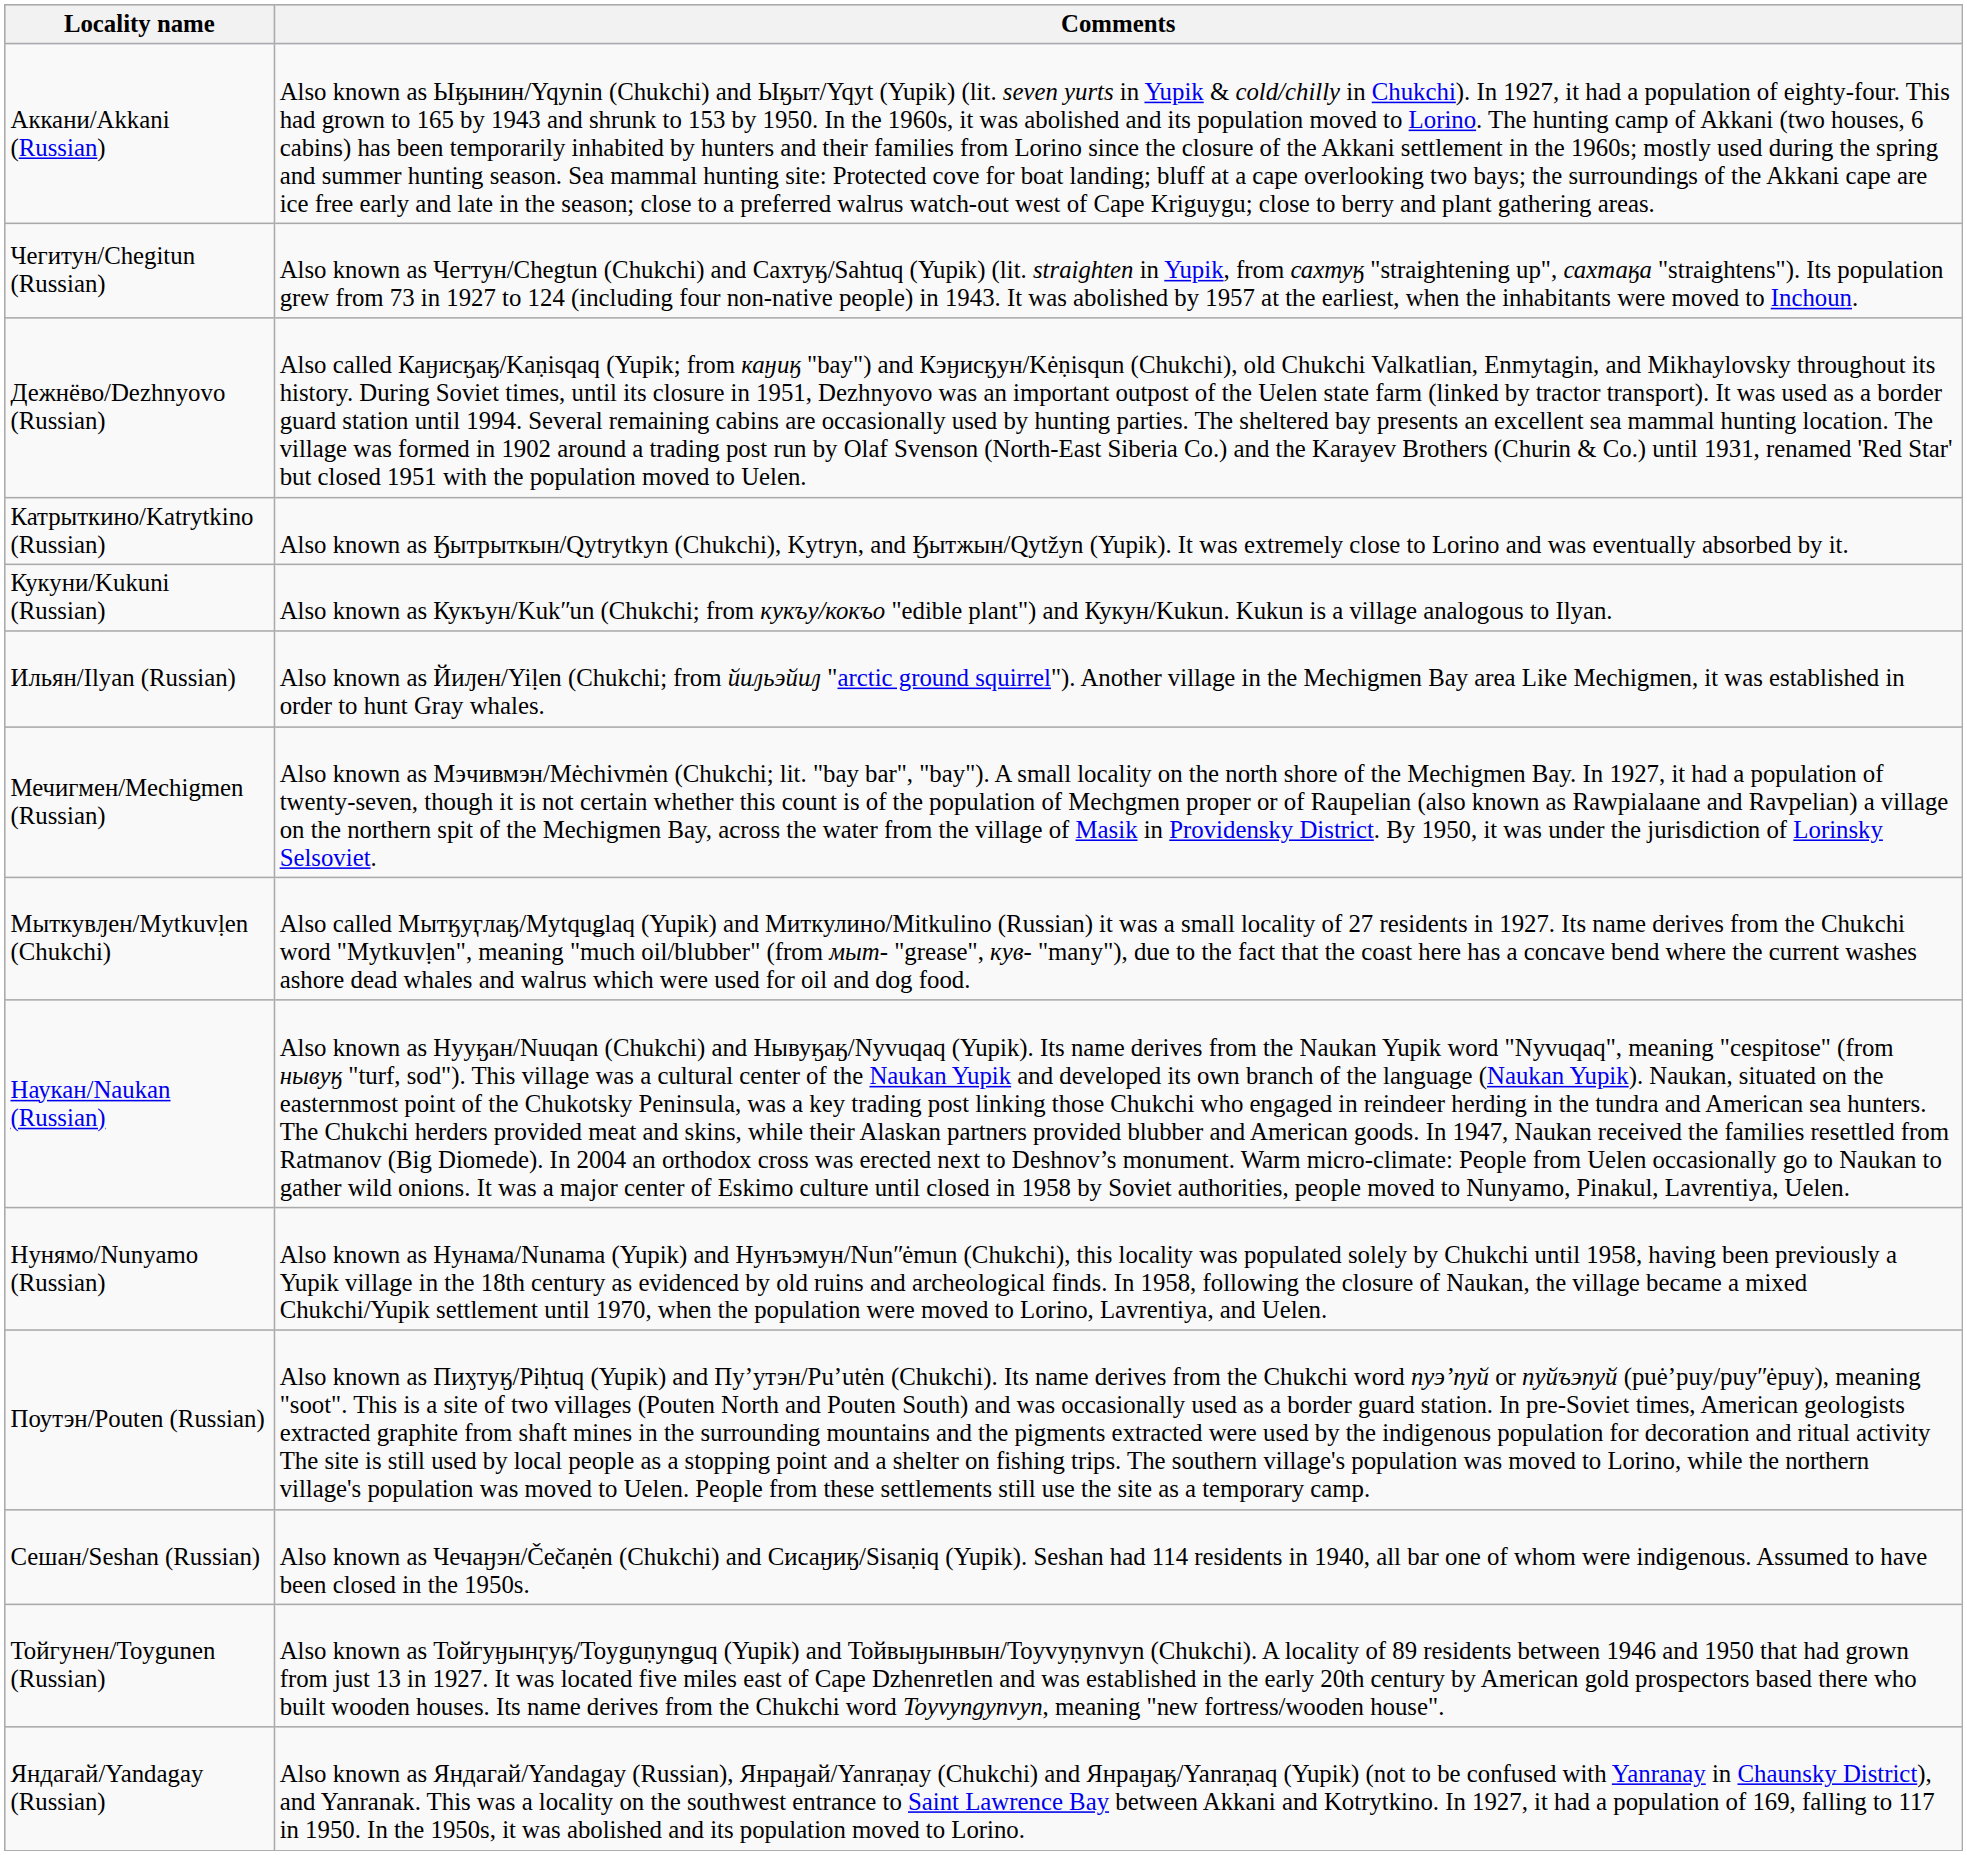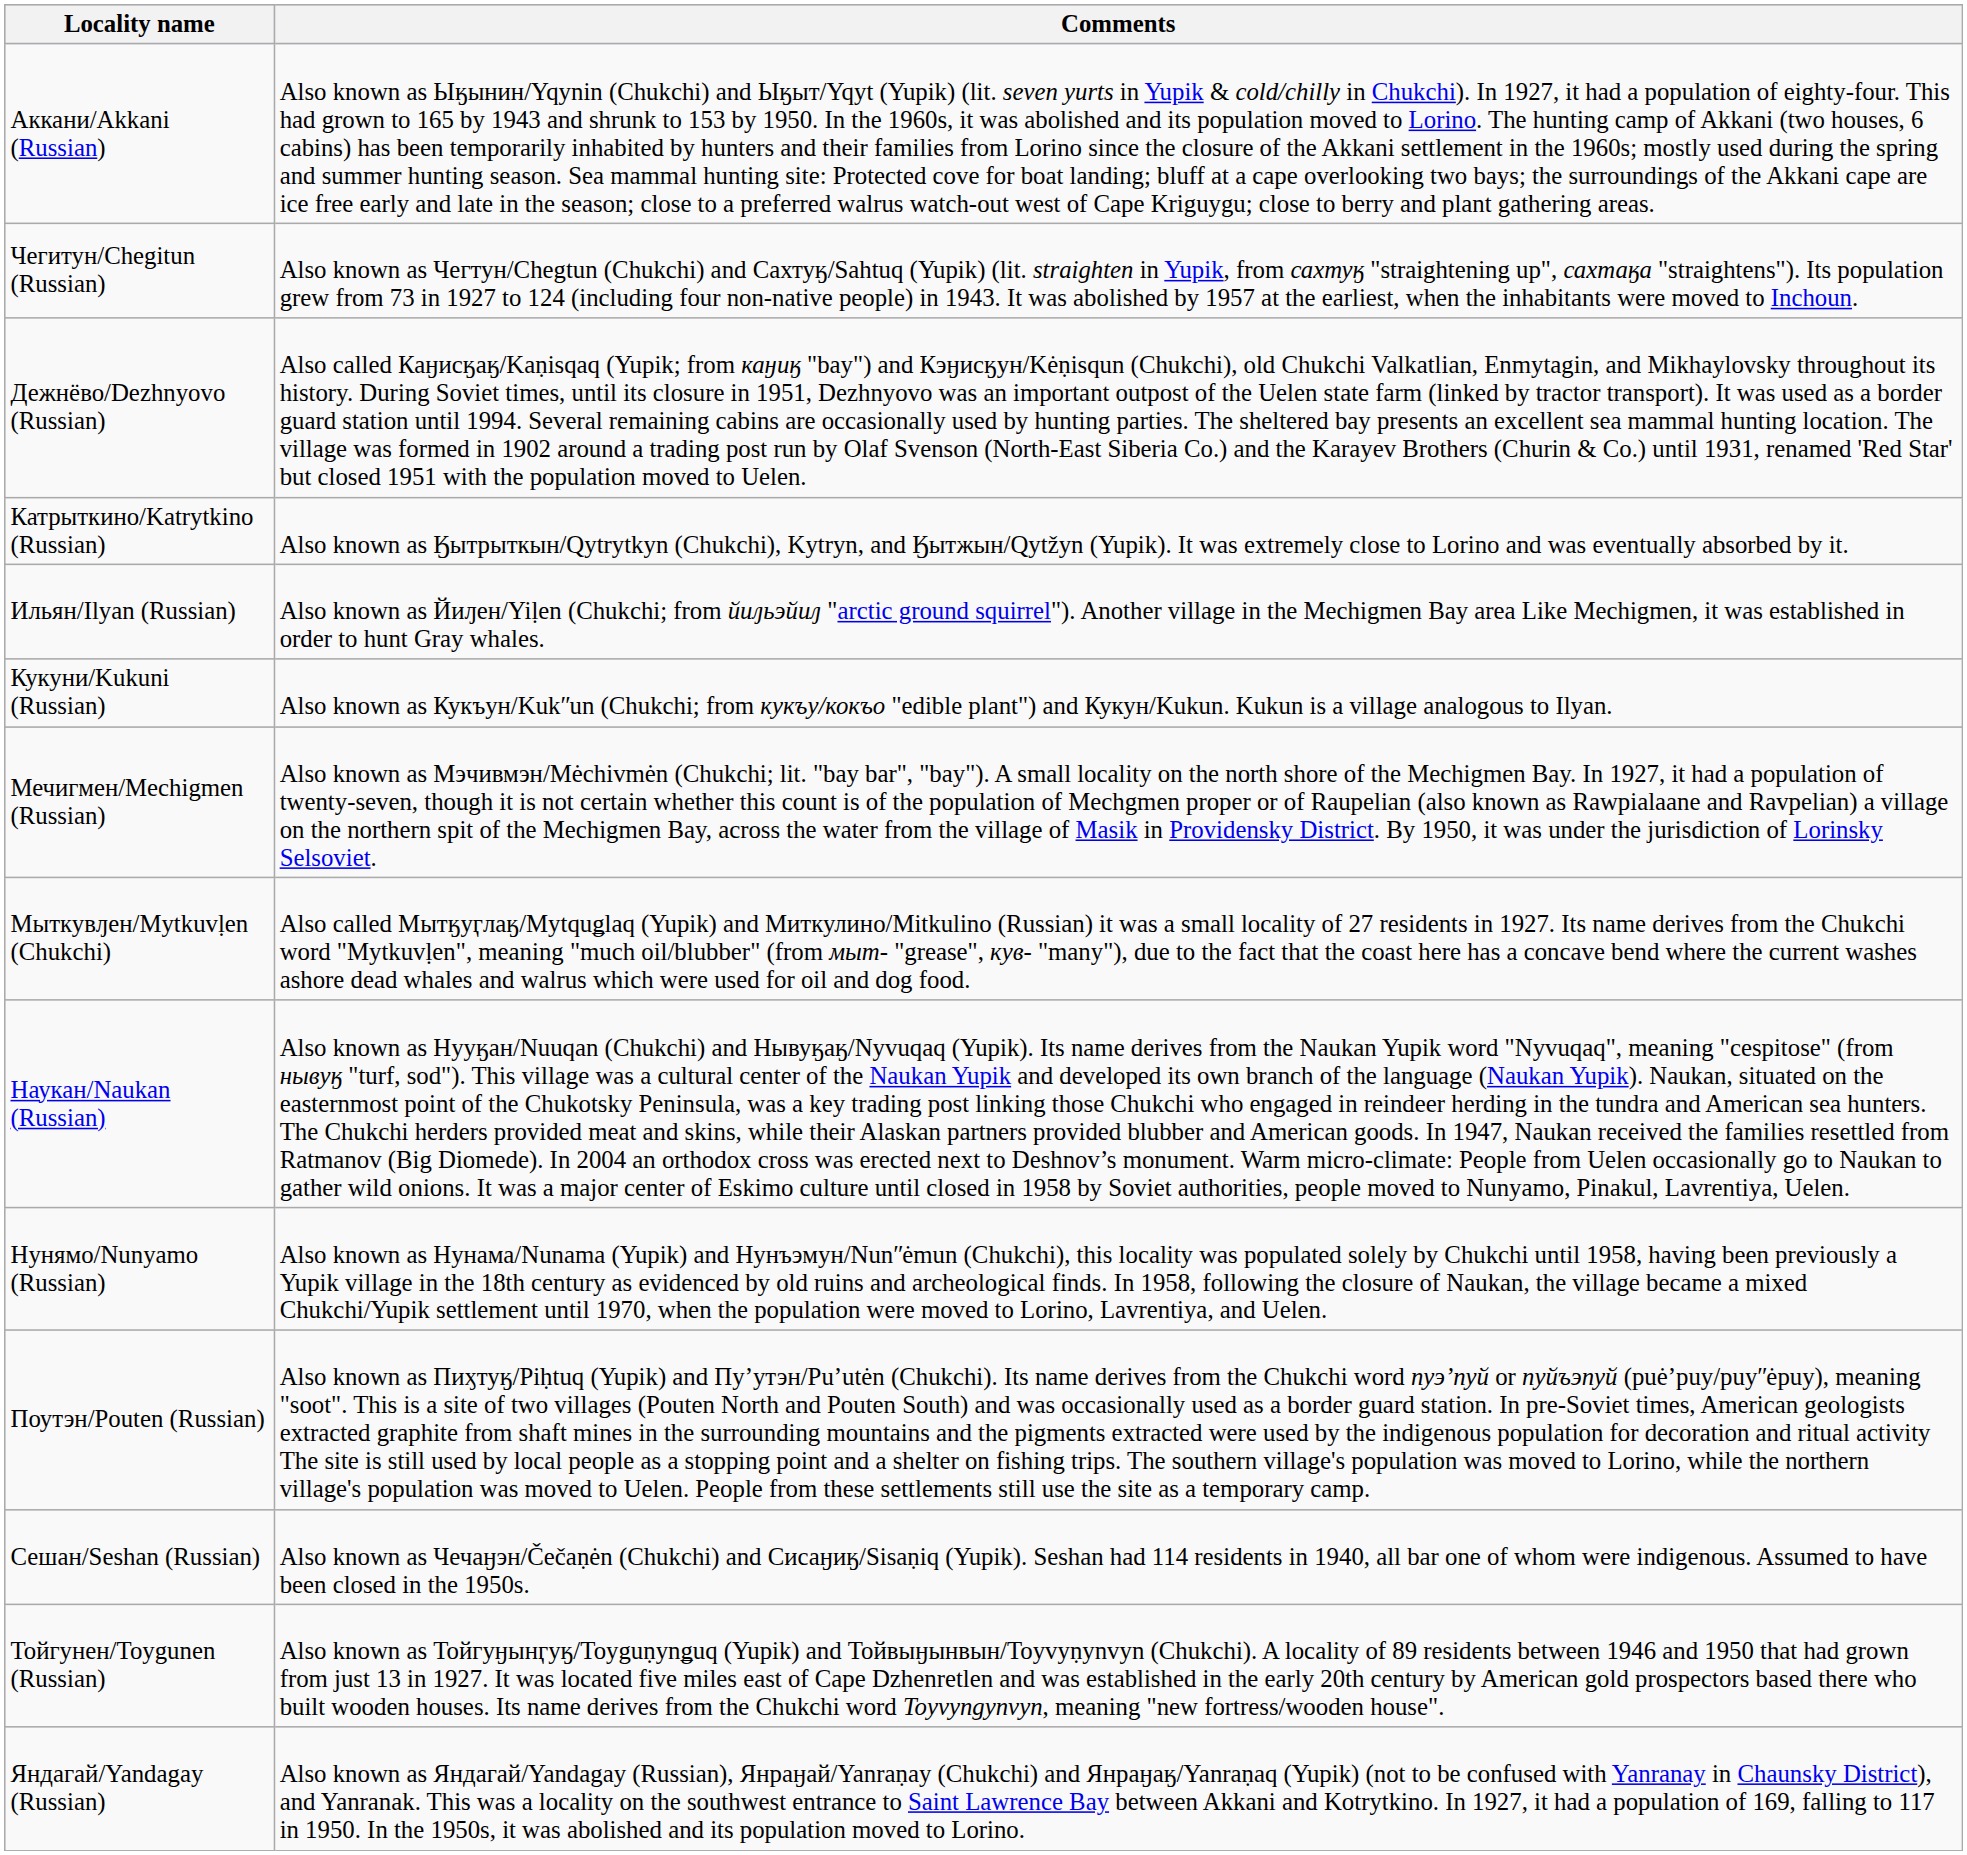rows swapped: (123, 678) <-> (90, 597)
